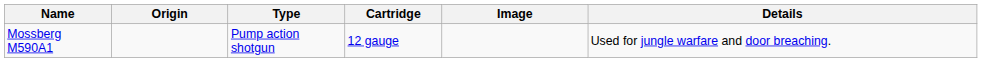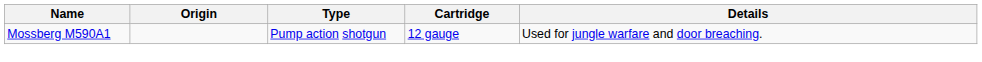- column: (515, 14)
